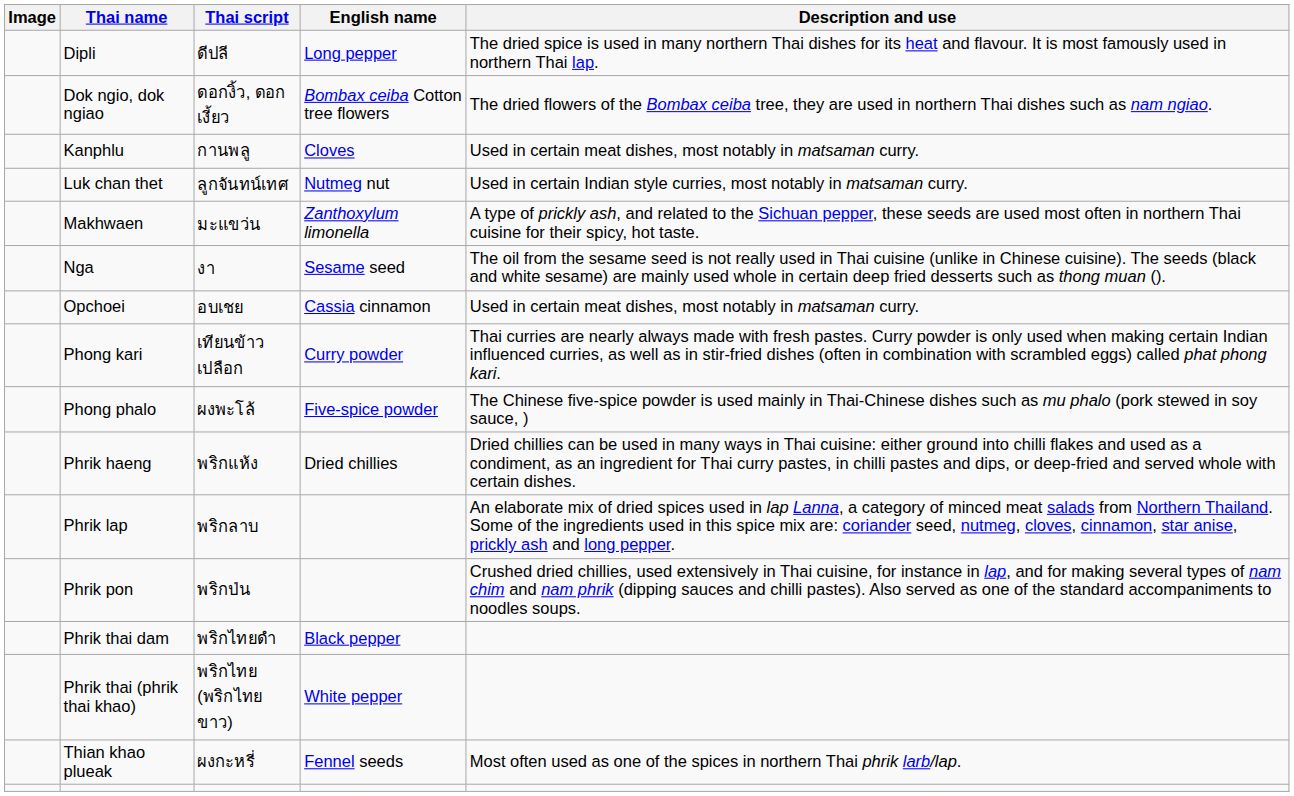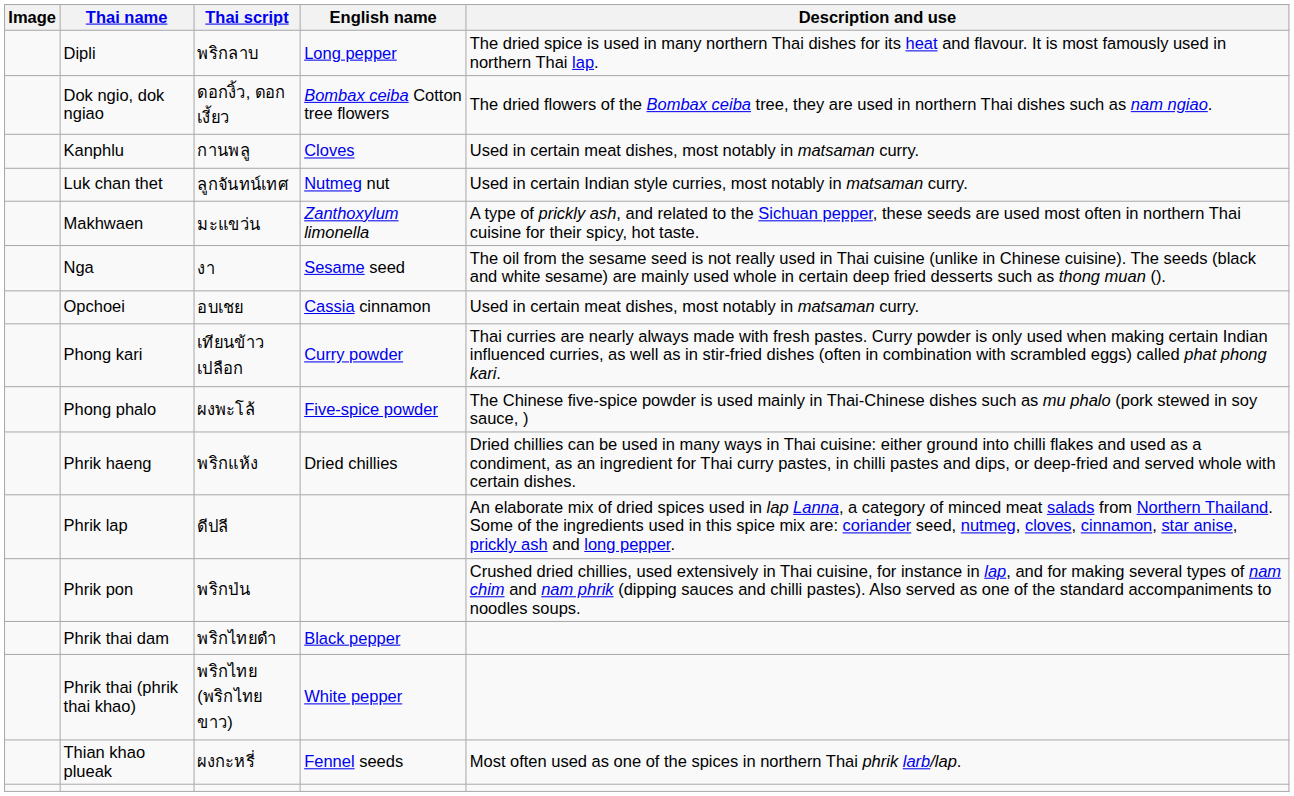(213, 53) ดีปลี -> (228, 53) พริกลาบ
(228, 527) พริกลาบ -> (213, 527) ดีปลี
